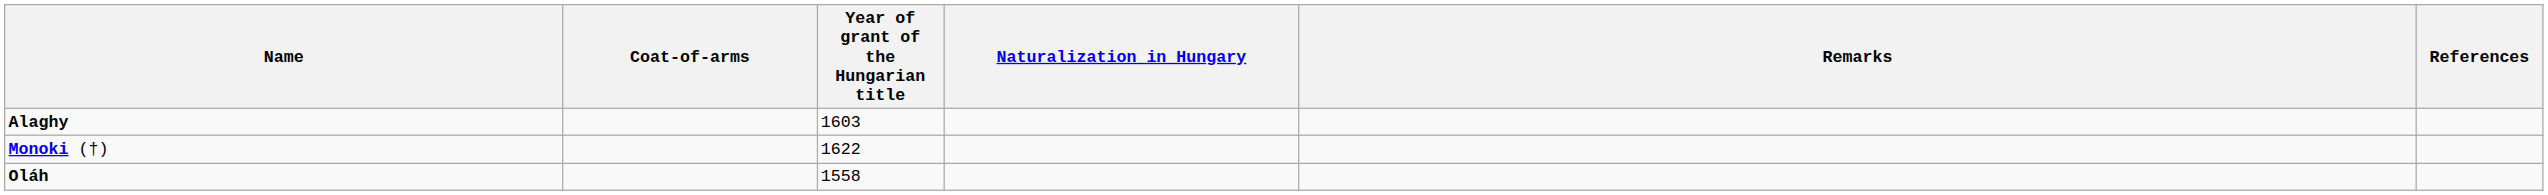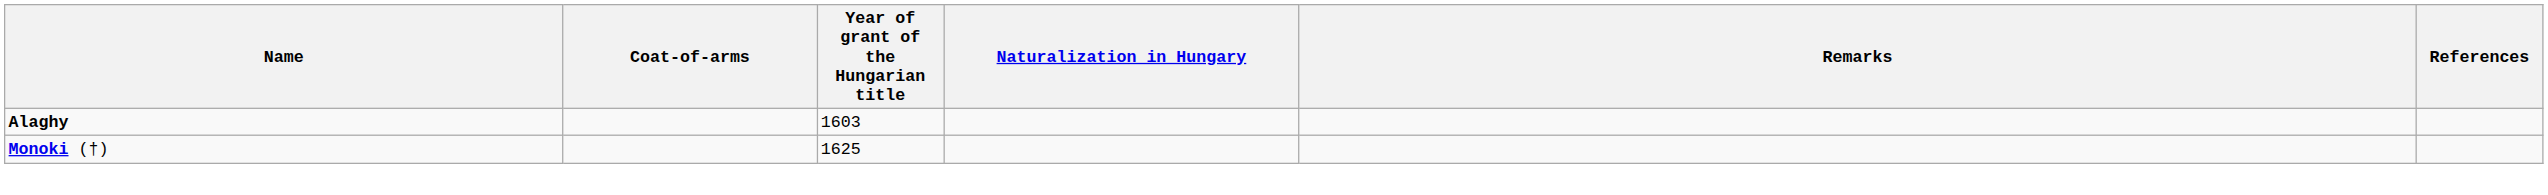(841, 149) 1622 -> (841, 149) 1625
- row: (29, 176)
